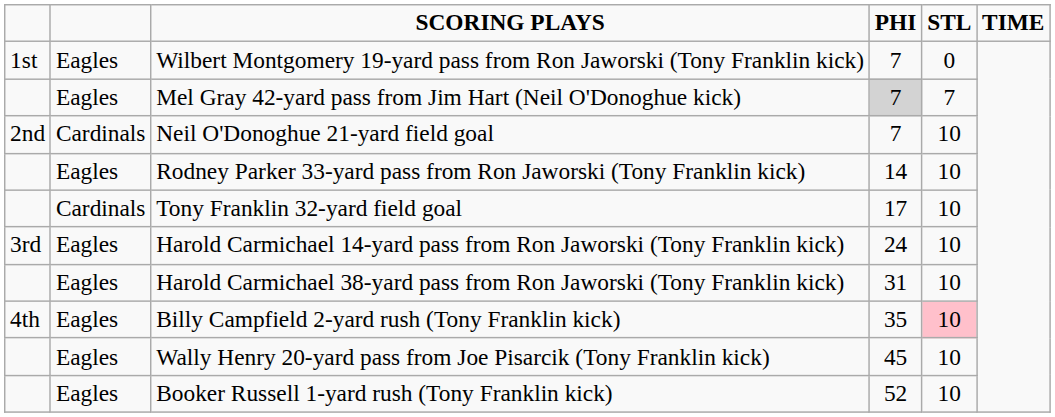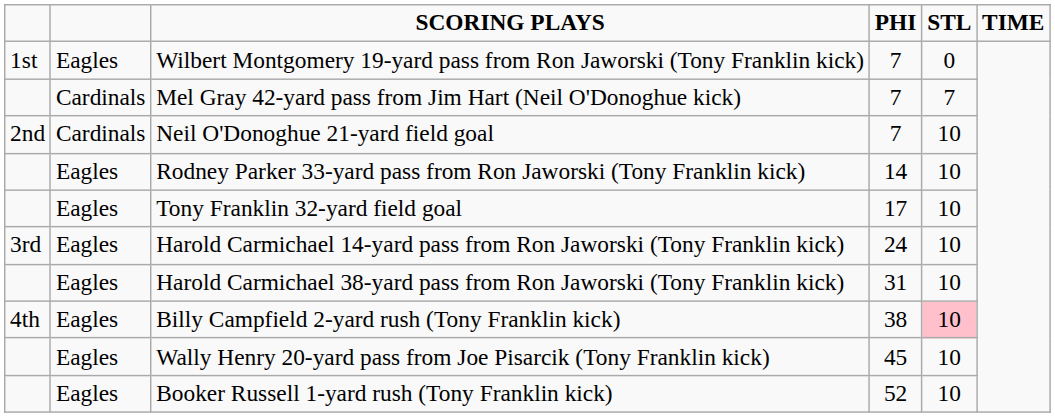(87, 97) Eagles -> (101, 97) Cardinals
(896, 97) lightgrey background -> (896, 97) no background
(101, 208) Cardinals -> (87, 208) Eagles
(896, 319) 35 -> (896, 319) 38
